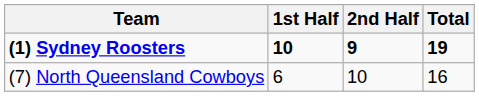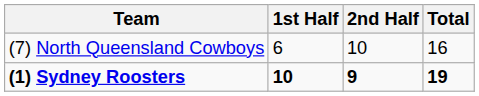rows swapped: (97, 47) <-> (137, 76)
